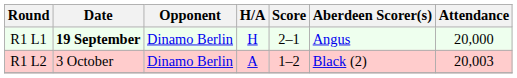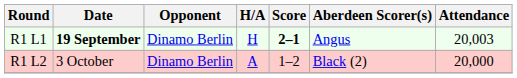(289, 38) normal -> (289, 38) bold
(474, 38) 20,000 -> (474, 38) 20,003
(474, 61) 20,003 -> (474, 61) 20,000
